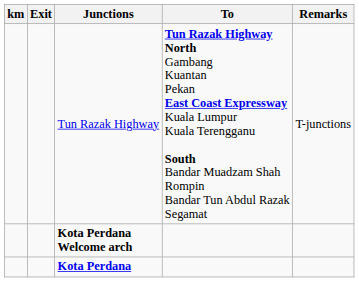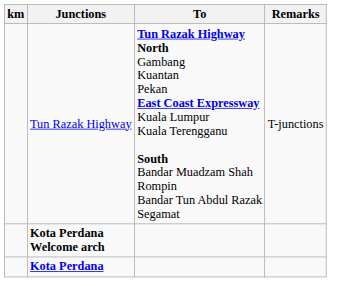- column: (41, 14)
